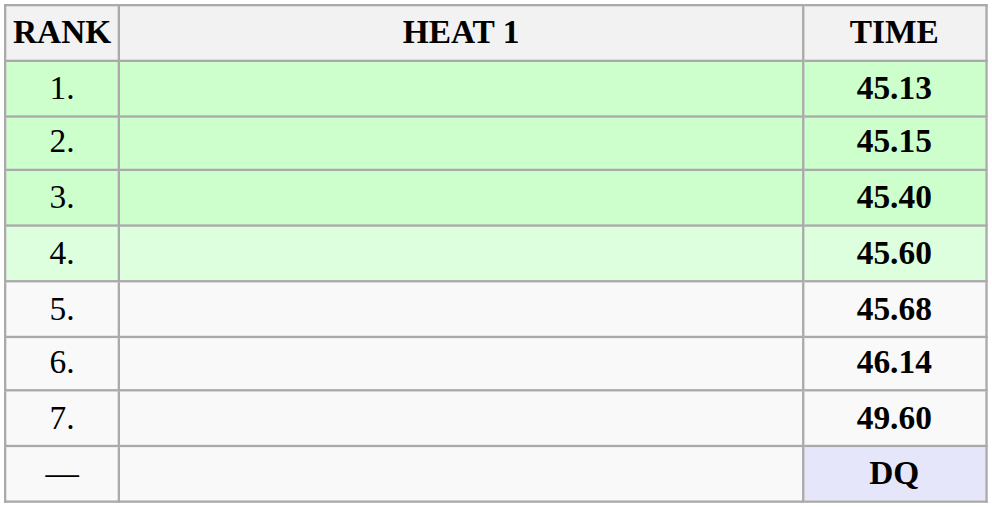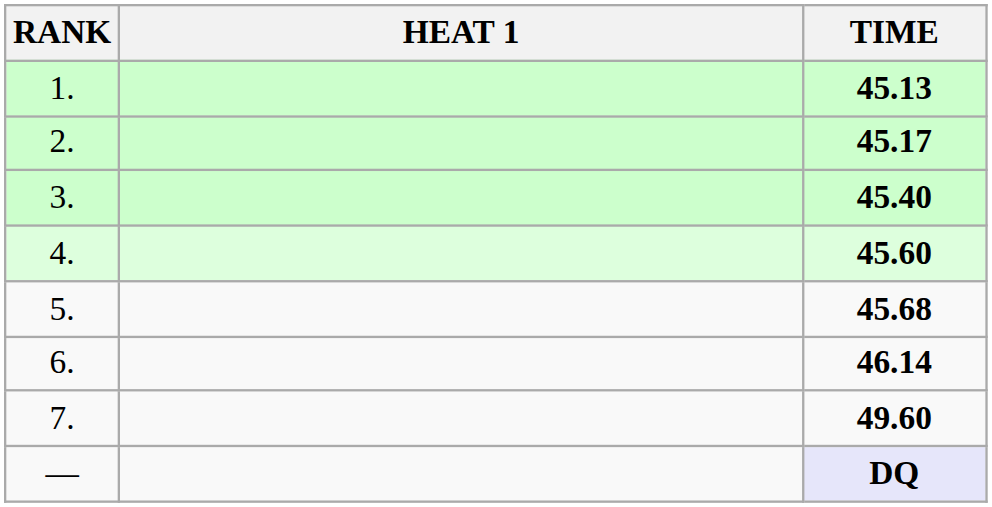(894, 142) 45.15 -> (894, 142) 45.17
